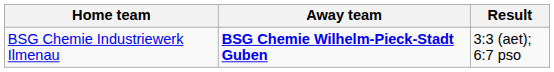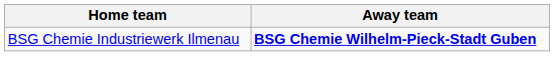- column: (510, 16)
